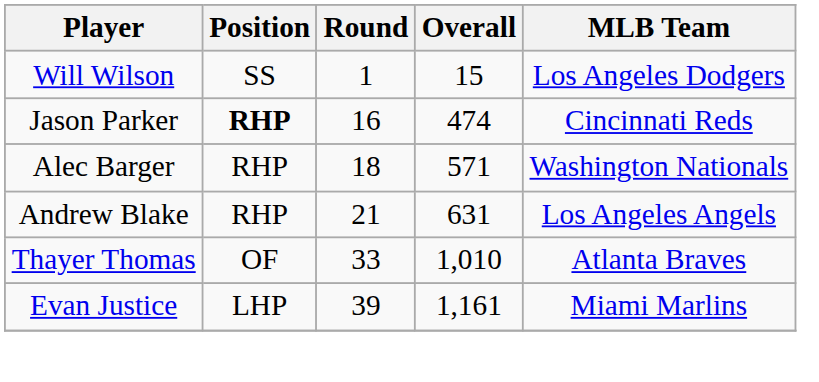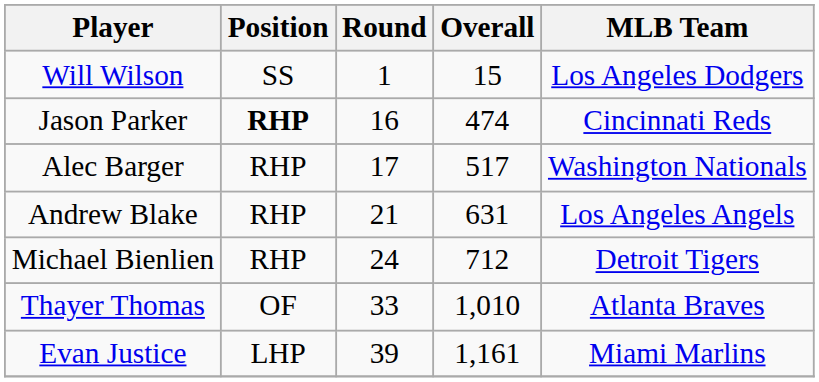(366, 167) 18 -> (384, 167) 17
(469, 167) 571 -> (487, 167) 517
+ row: (113, 259)
